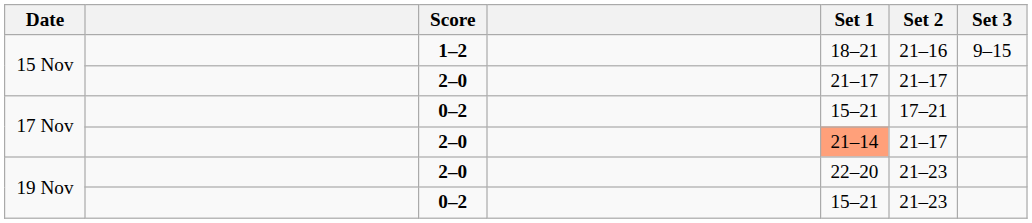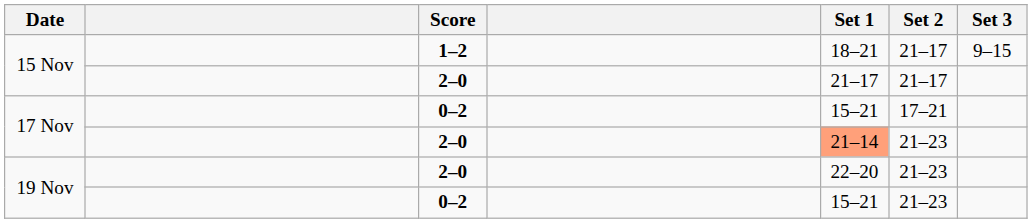(923, 50) 21–16 -> (923, 50) 21–17
(923, 141) 21–17 -> (923, 141) 21–23
